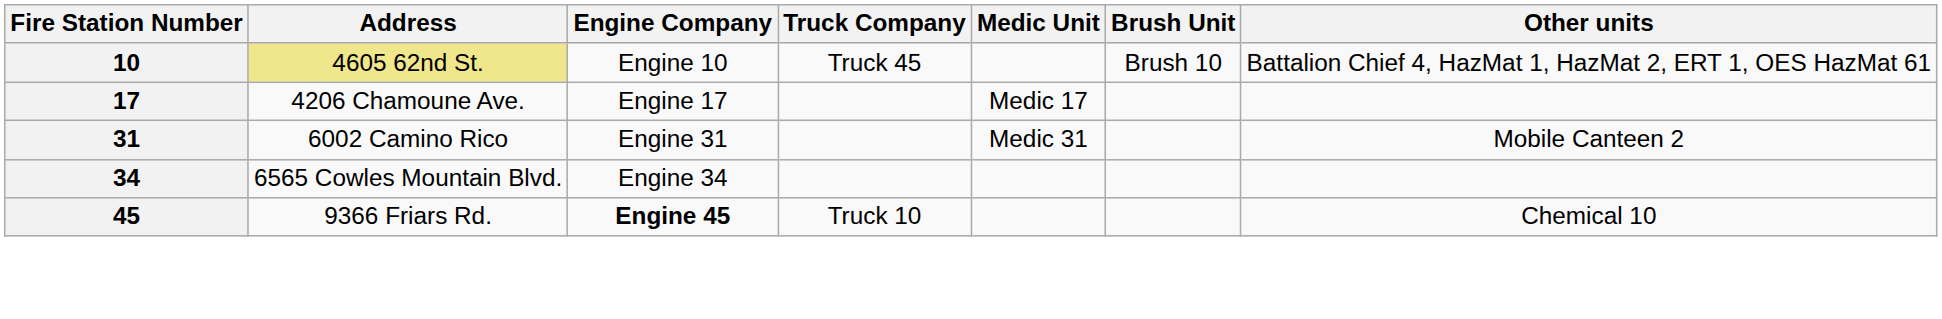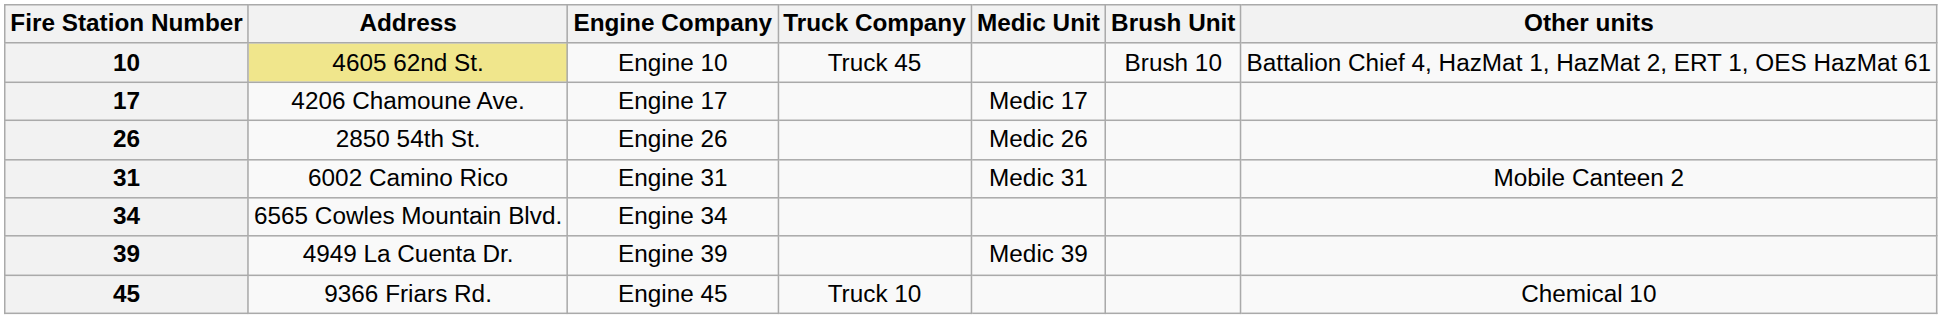+ row: (127, 139)
+ row: (127, 255)
(673, 216) bold -> (673, 293) normal
